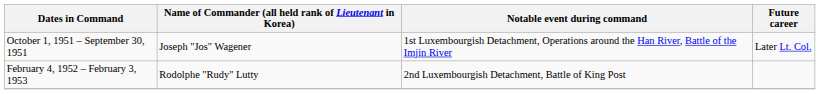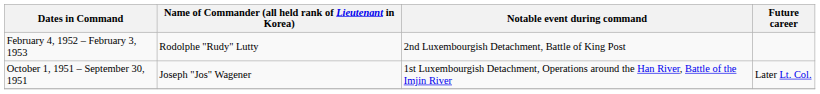rows swapped: (76, 46) <-> (72, 74)
